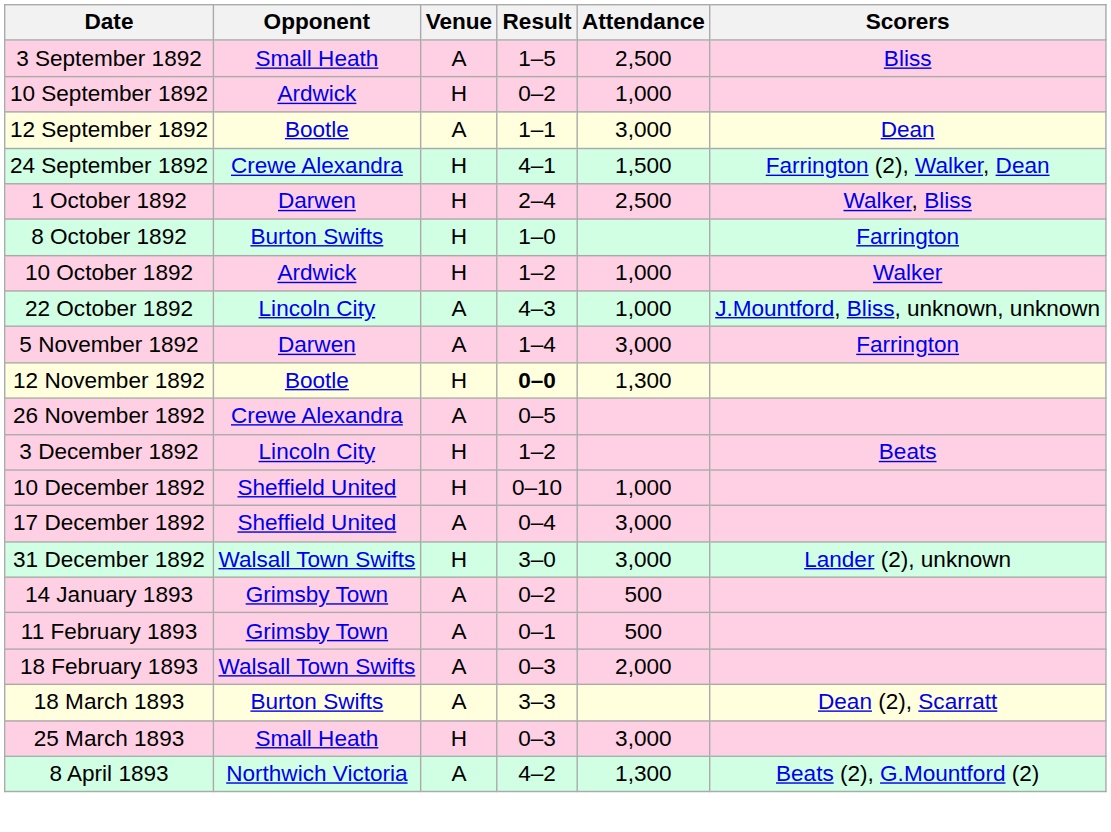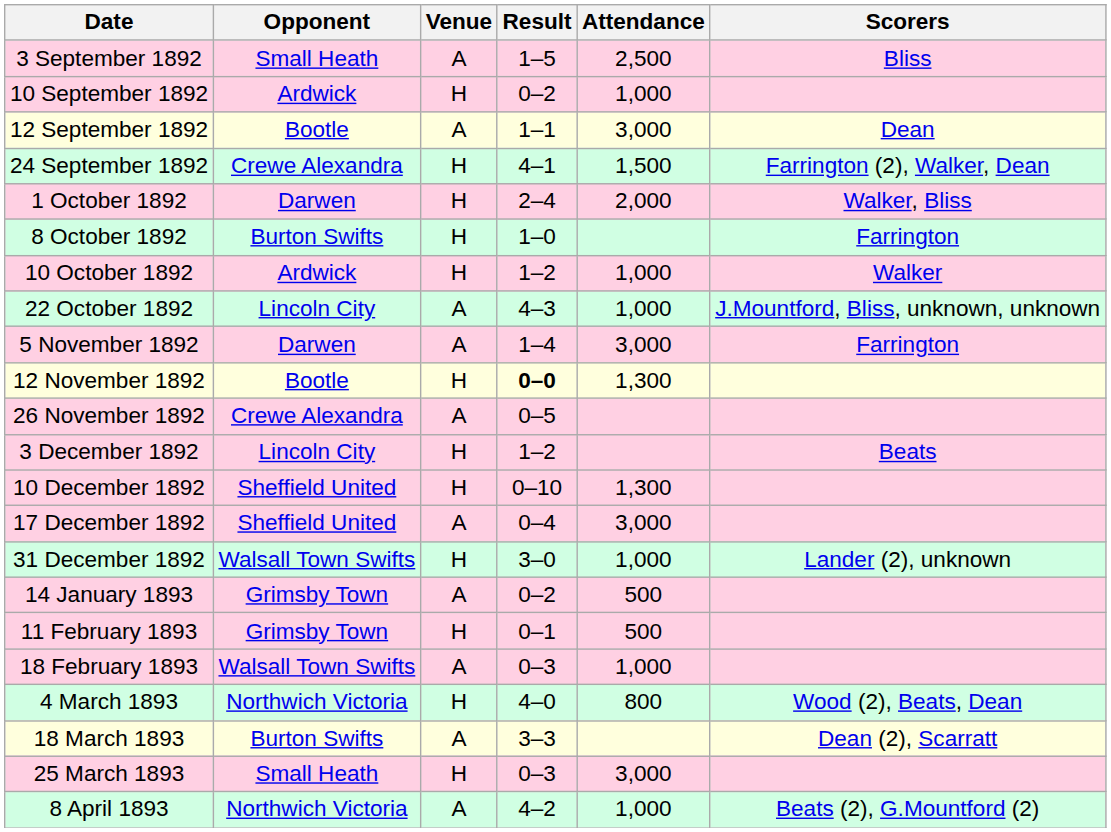(643, 201) 2,500 -> (643, 201) 2,000
(643, 487) 1,000 -> (643, 487) 1,300
(643, 559) 3,000 -> (643, 559) 1,000
(459, 630) A -> (459, 630) H
(643, 666) 2,000 -> (643, 666) 1,000
+ row: (109, 702)
(643, 773) 1,300 -> (643, 809) 1,000
